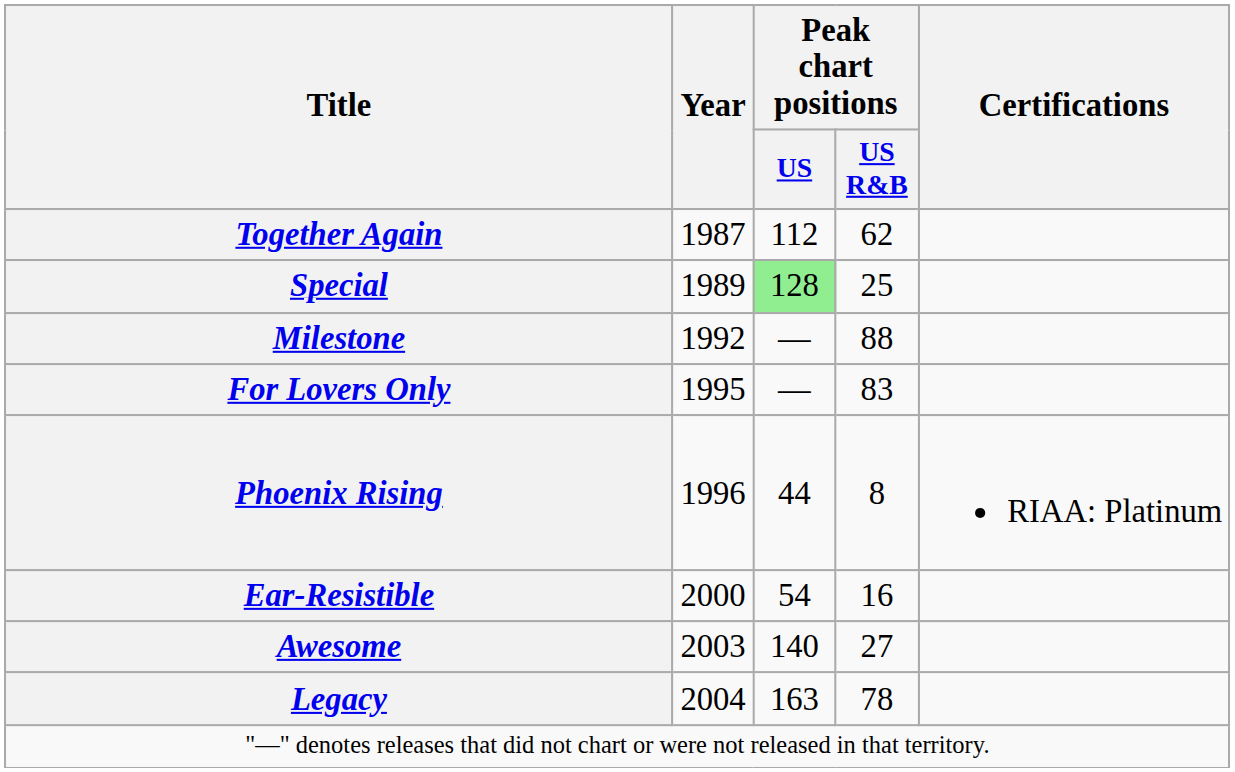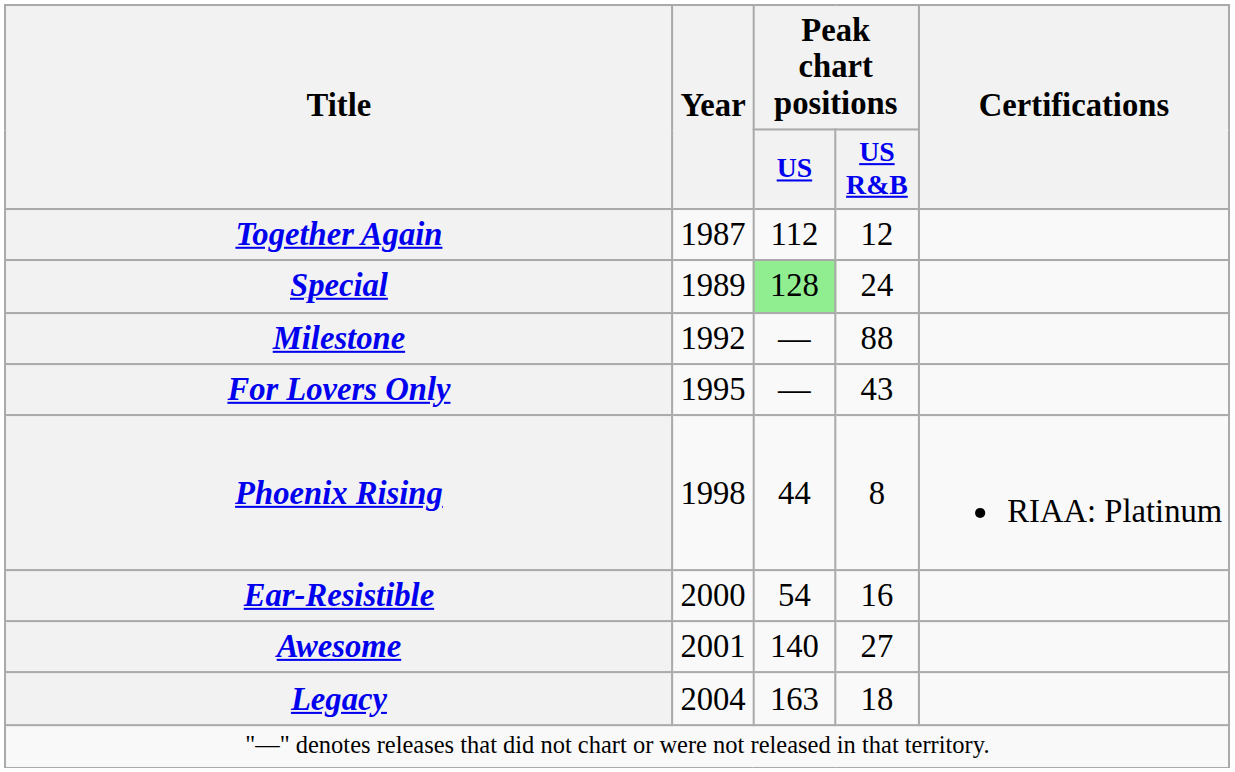(877, 234) 62 -> (877, 234) 12
(877, 285) 25 -> (877, 285) 24
(877, 389) 83 -> (877, 389) 43
(713, 492) 1996 -> (713, 492) 1998
(713, 646) 2003 -> (713, 646) 2001
(877, 698) 78 -> (877, 698) 18
